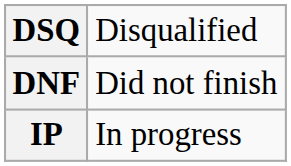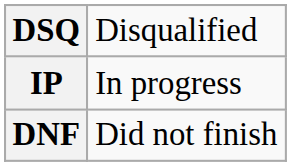rows swapped: (46, 82) <-> (46, 134)
